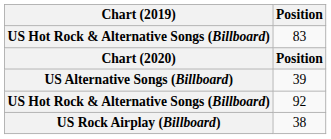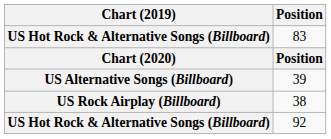rows swapped: (299, 101) <-> (299, 123)
